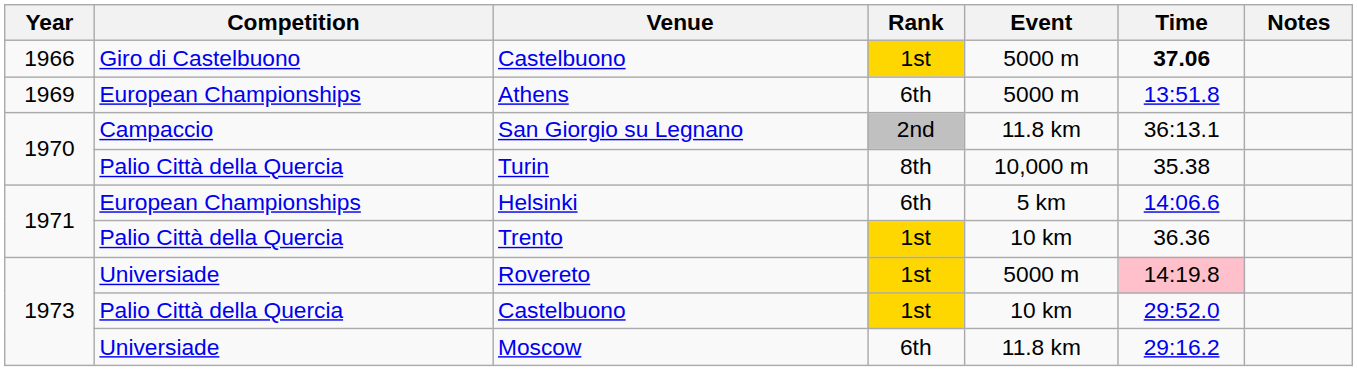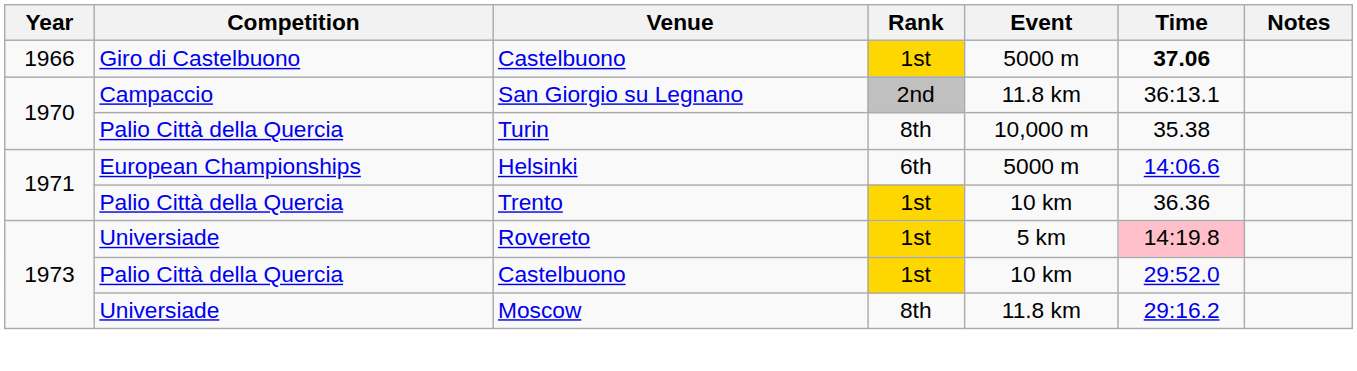- row: (49, 94)
(1041, 202) 5 km -> (1041, 166) 5000 m
(1041, 274) 5000 m -> (1041, 238) 5 km
(916, 346) 6th -> (916, 310) 8th
